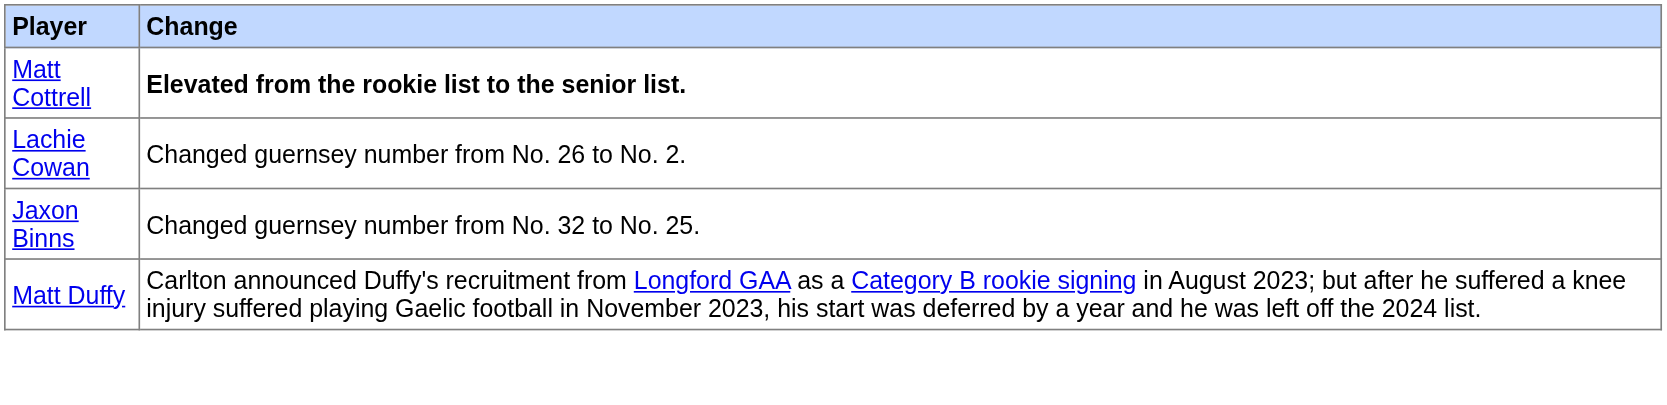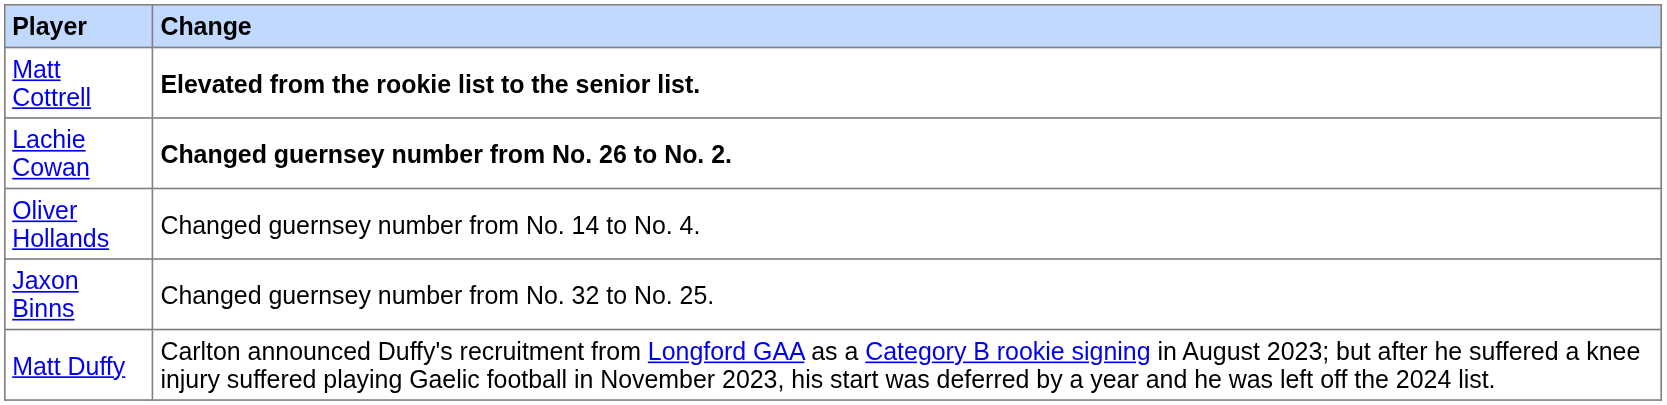(416, 153) normal -> (446, 153) bold
+ row: (61, 224)
